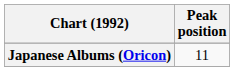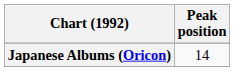(202, 54) 11 -> (202, 54) 14
